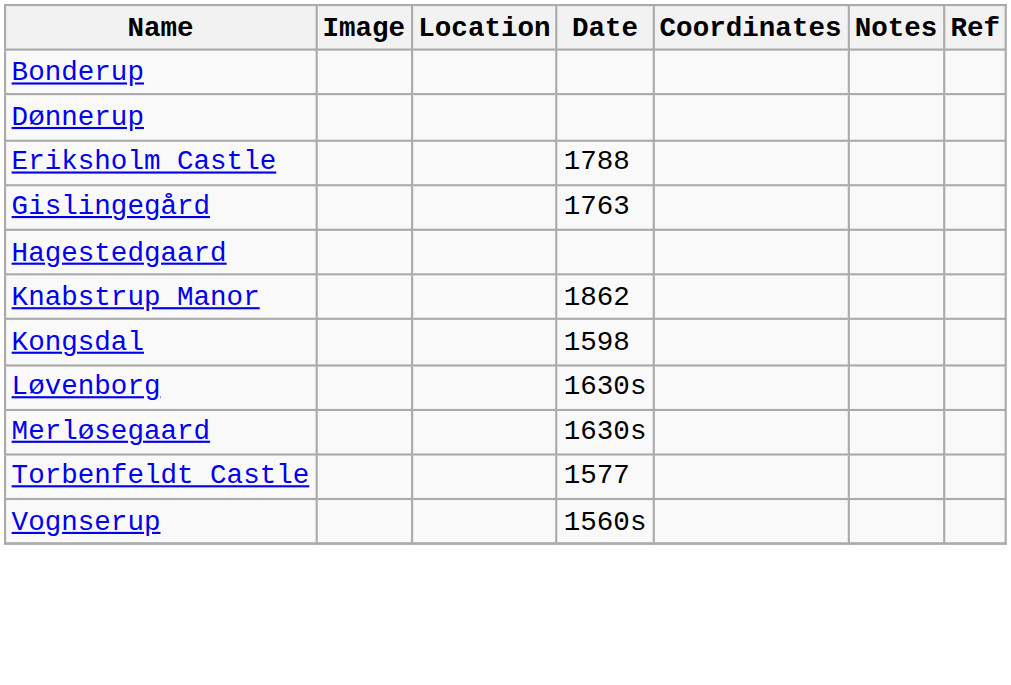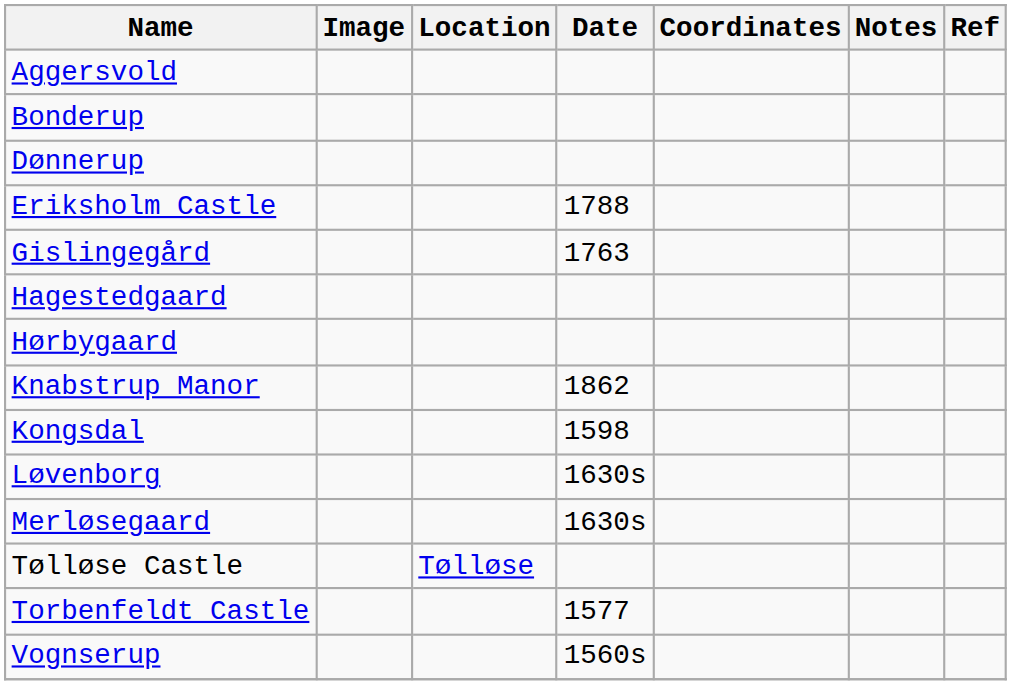+ row: (94, 72)
+ row: (94, 342)
+ row: (127, 567)
